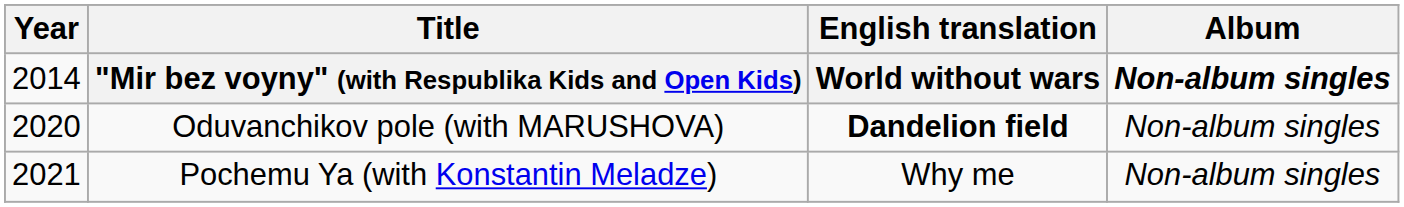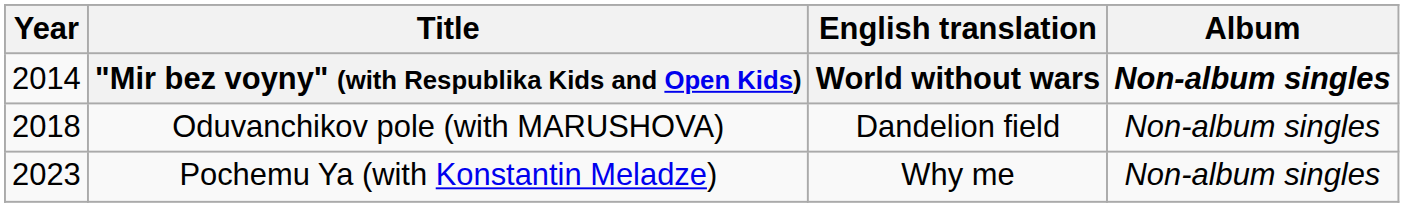(46, 126) 2020 -> (46, 126) 2018
(958, 126) bold -> (958, 126) normal
(46, 175) 2021 -> (46, 175) 2023
